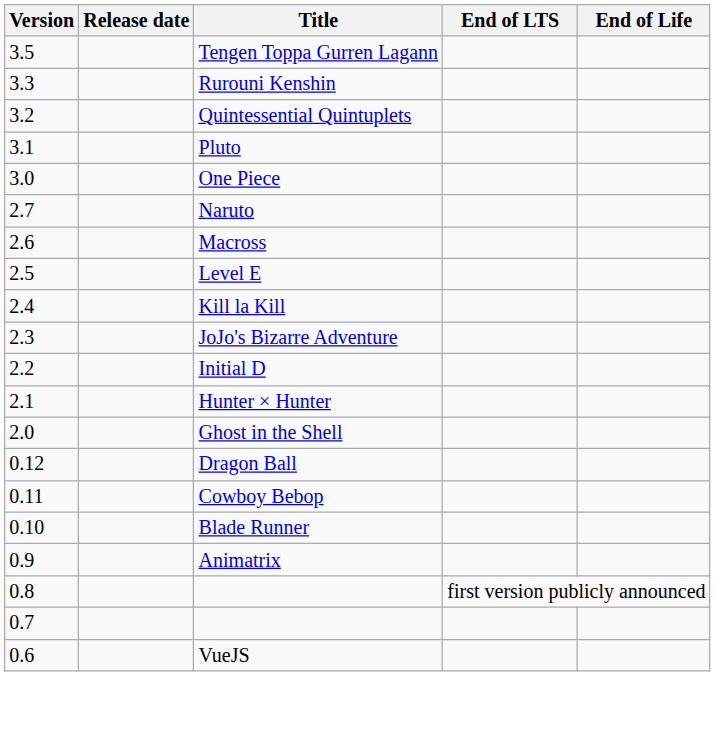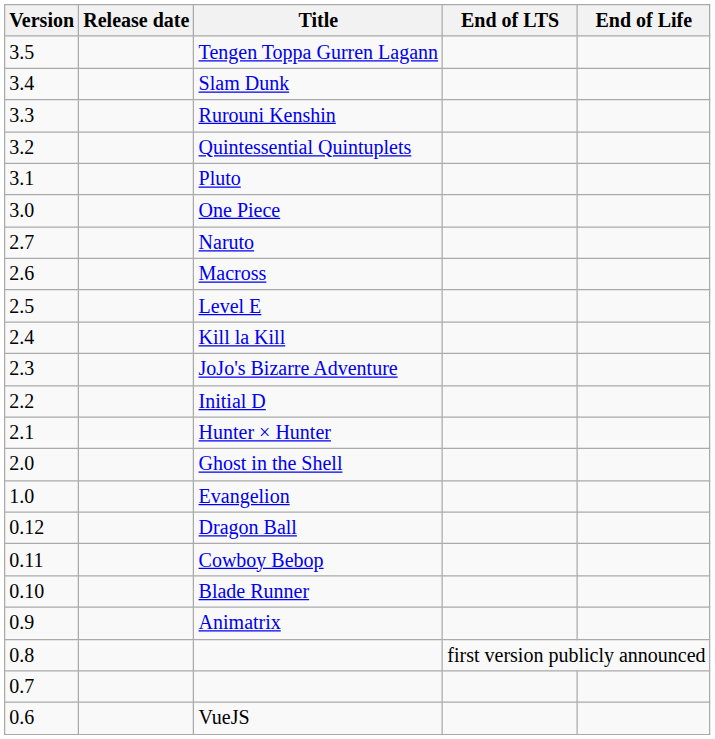+ row: (22, 83)
+ row: (22, 496)
